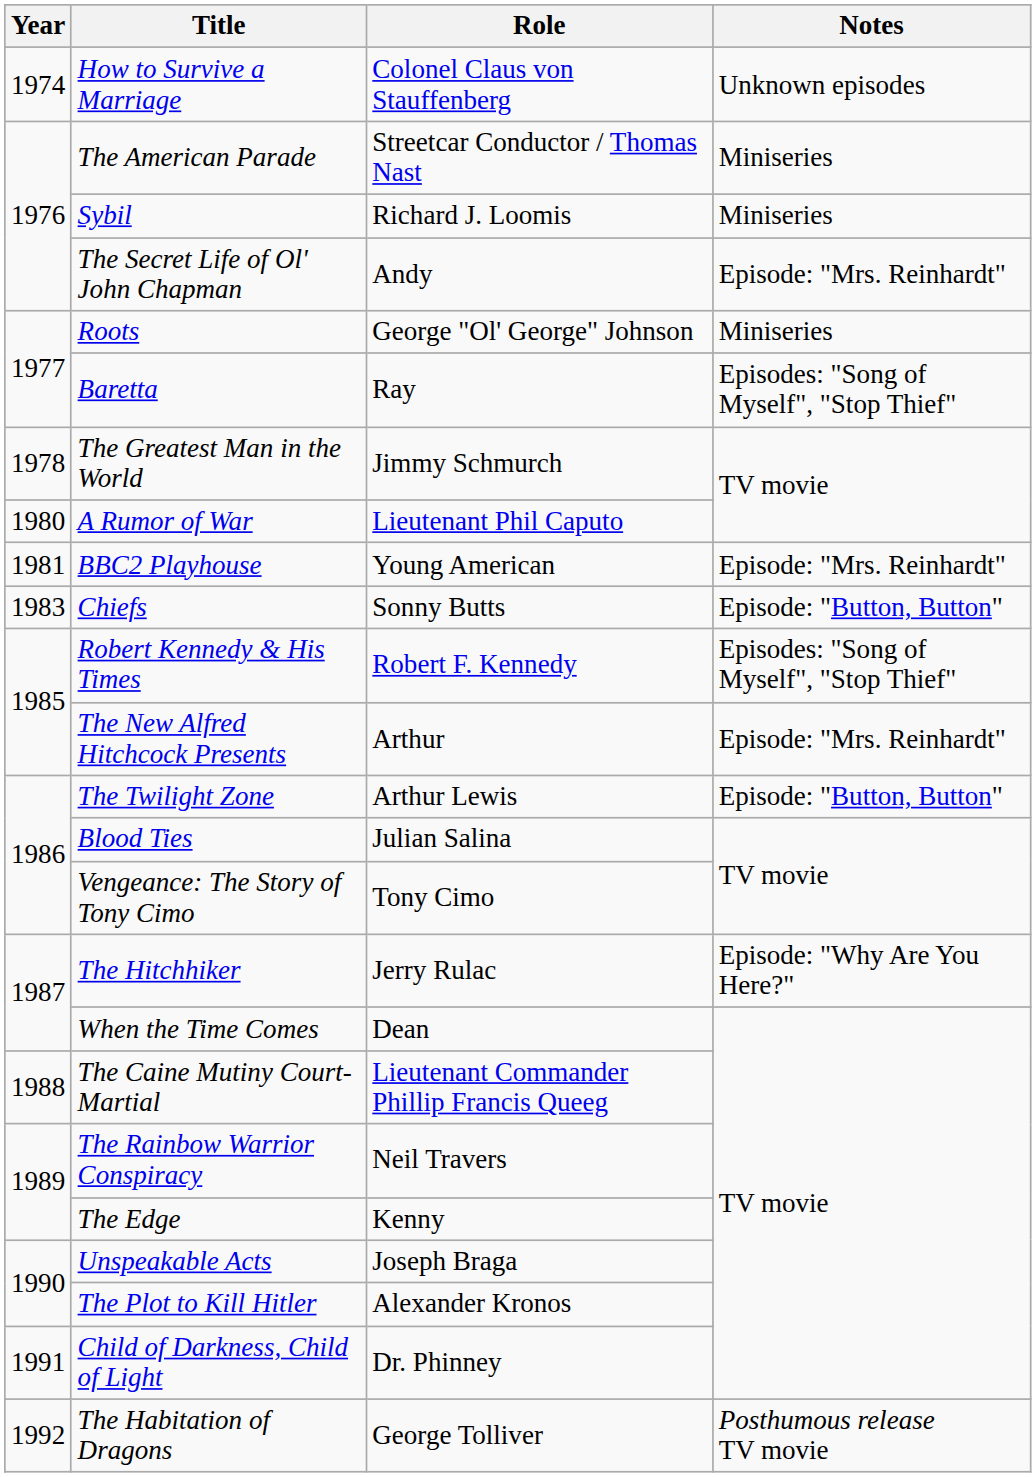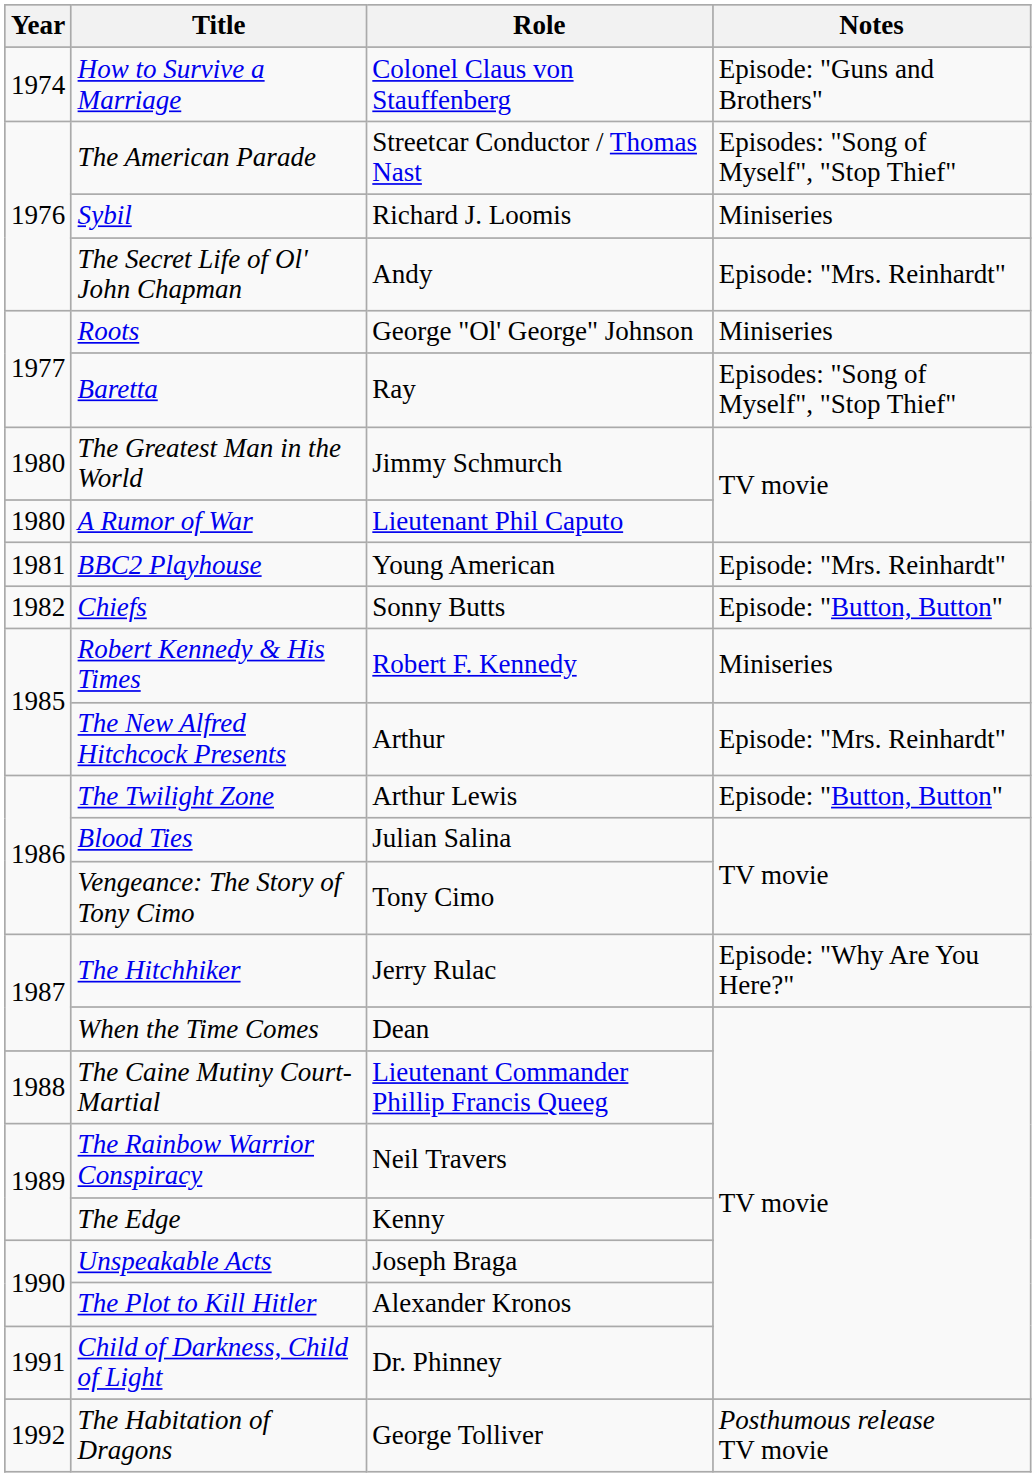(822, 84) Unknown episodes -> (826, 84) Episode: "Guns and Brothers"
(776, 157) Miniseries -> (837, 157) Episodes: "Song of Myself", "Stop Thief"
(38, 463) 1978 -> (38, 463) 1980
(38, 606) 1983 -> (38, 606) 1982
(837, 664) Episodes: "Song of Myself", "Stop Thief" -> (776, 664) Miniseries
